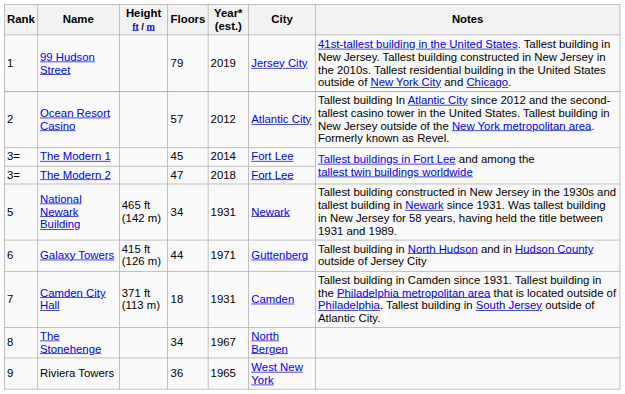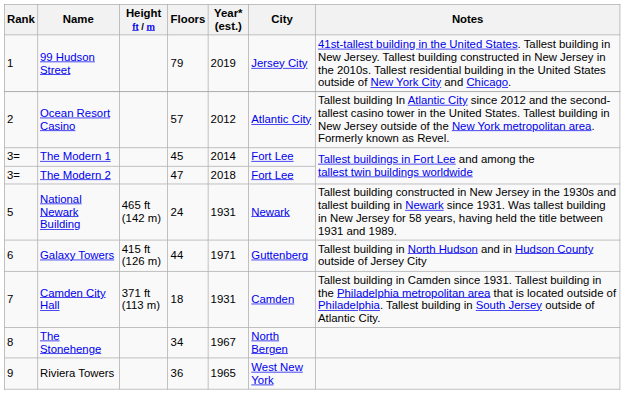(177, 212) 34 -> (177, 212) 24
